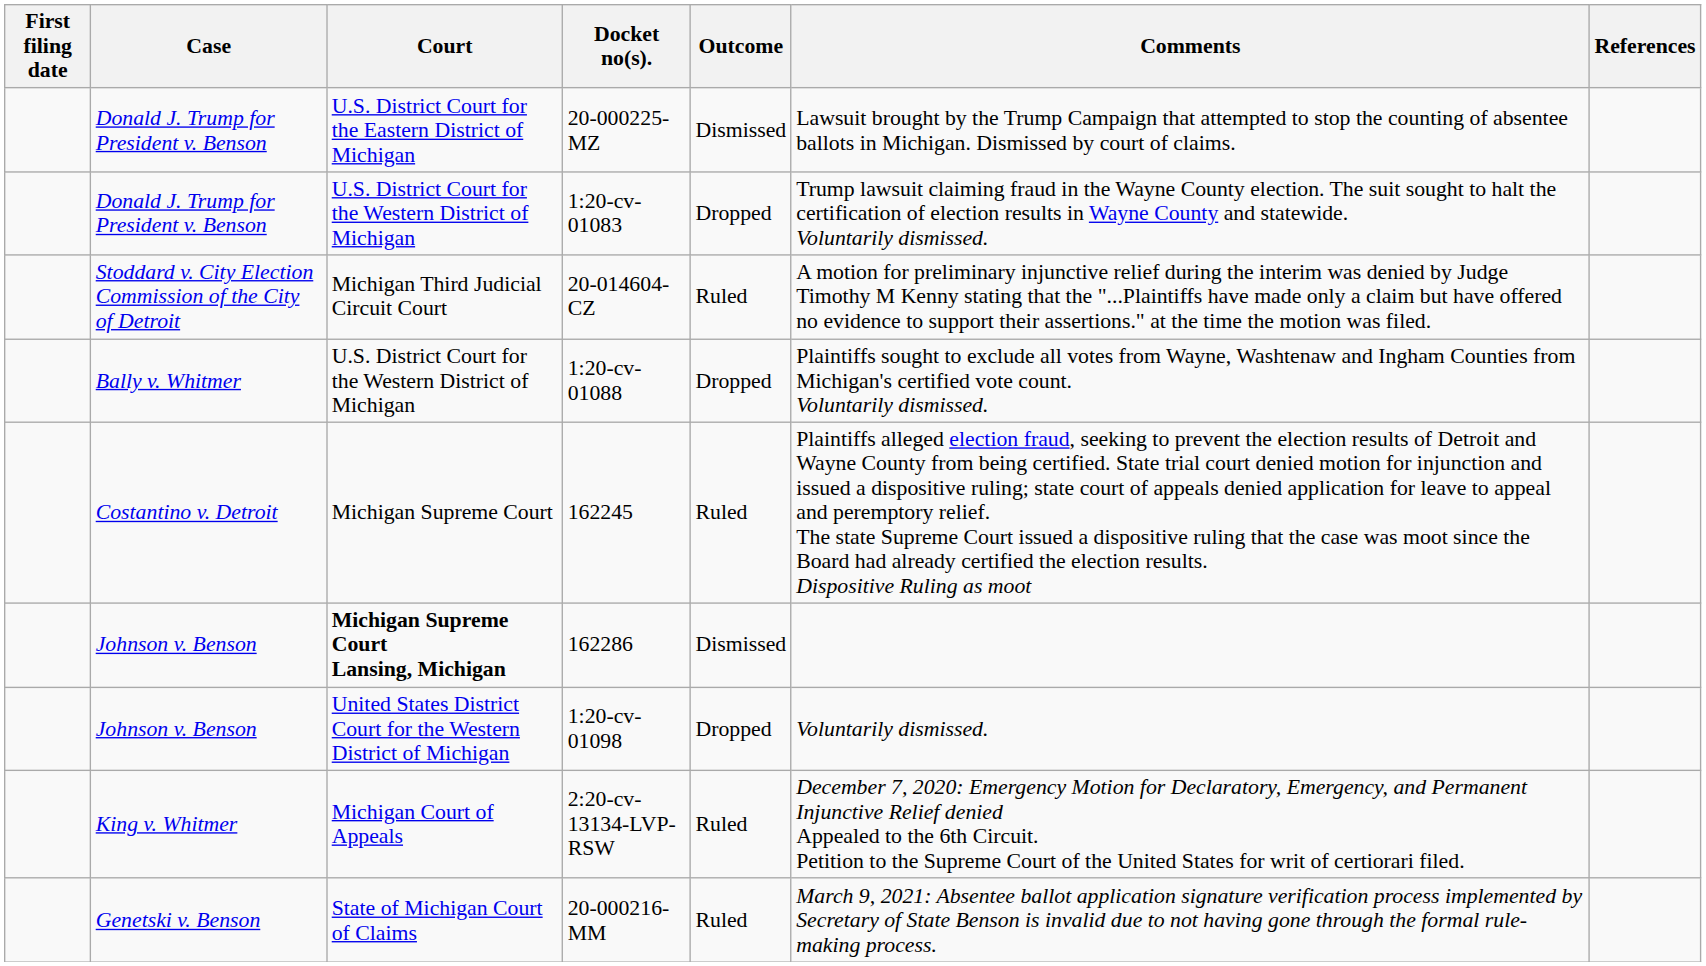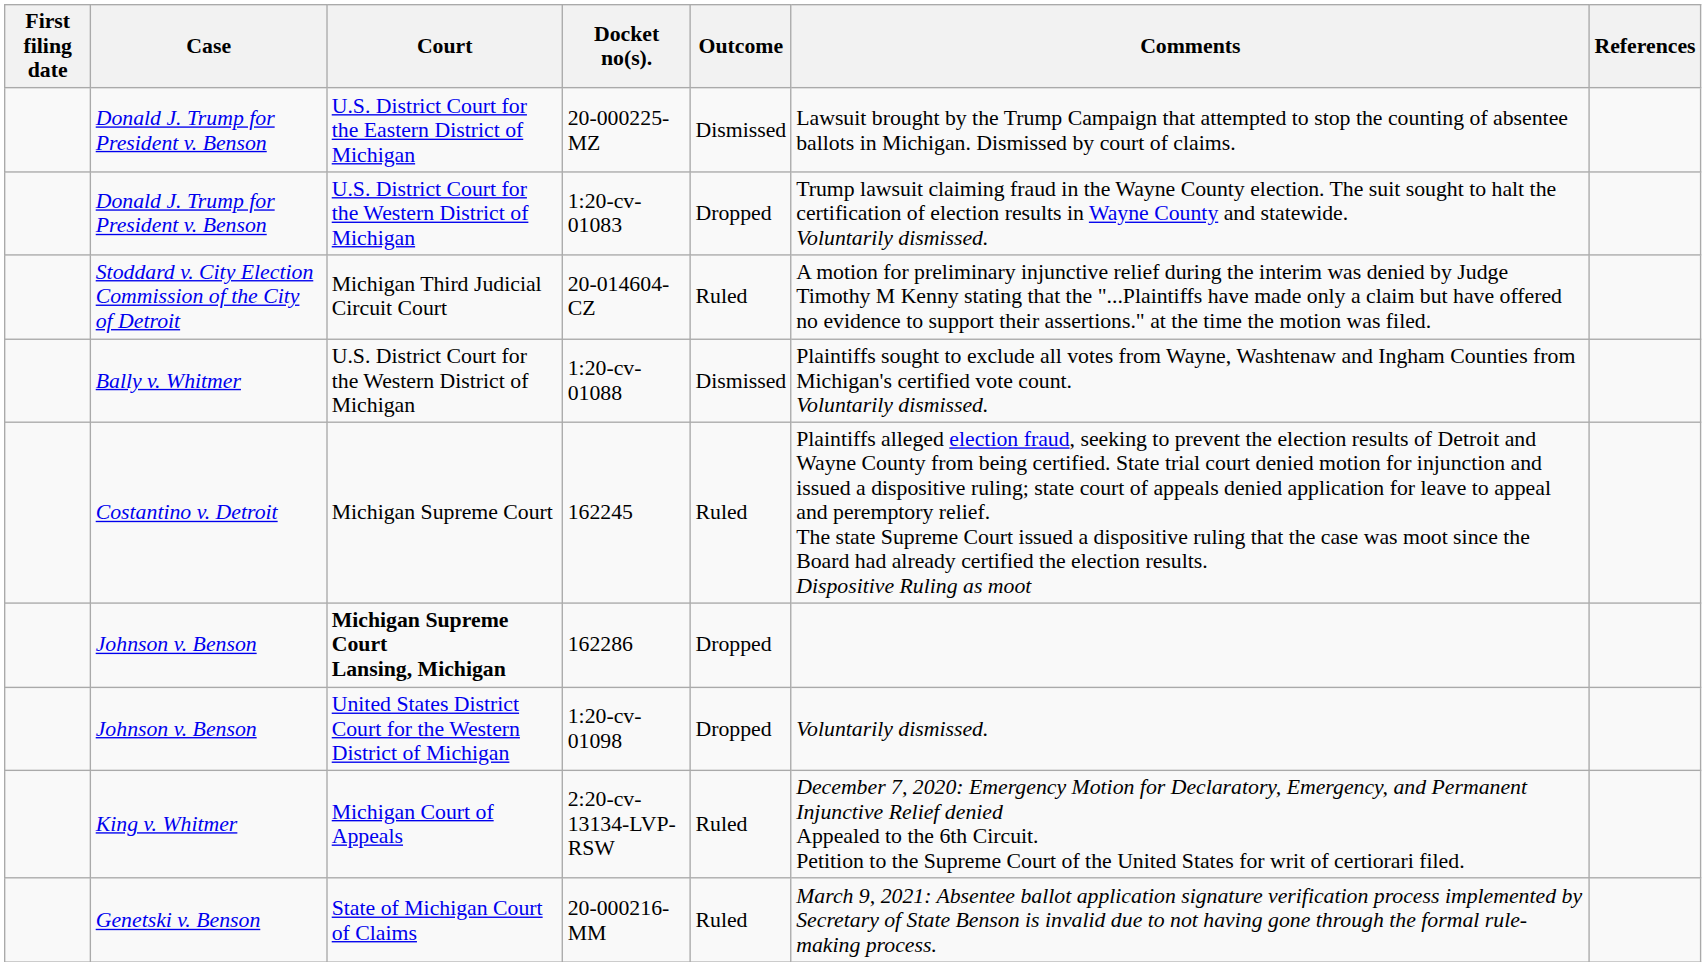(734, 380) Dropped -> (741, 380) Dismissed
(741, 644) Dismissed -> (734, 644) Dropped
